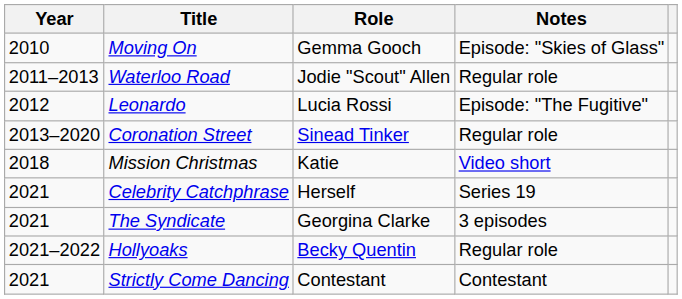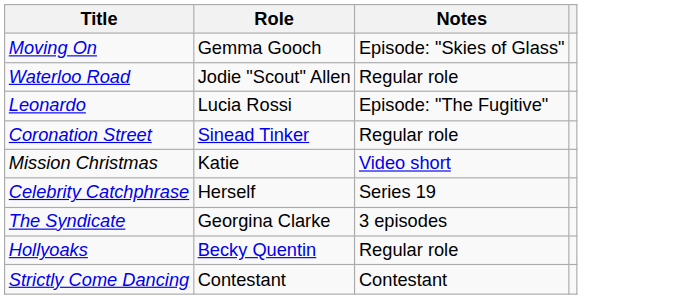- column: (54, 18)
